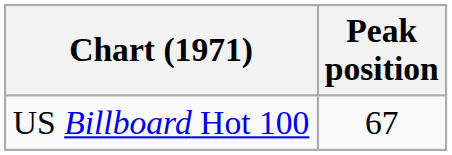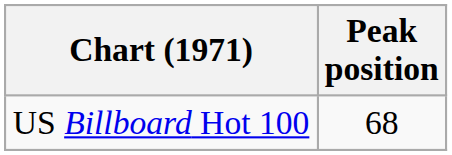(382, 122) 67 -> (382, 122) 68
